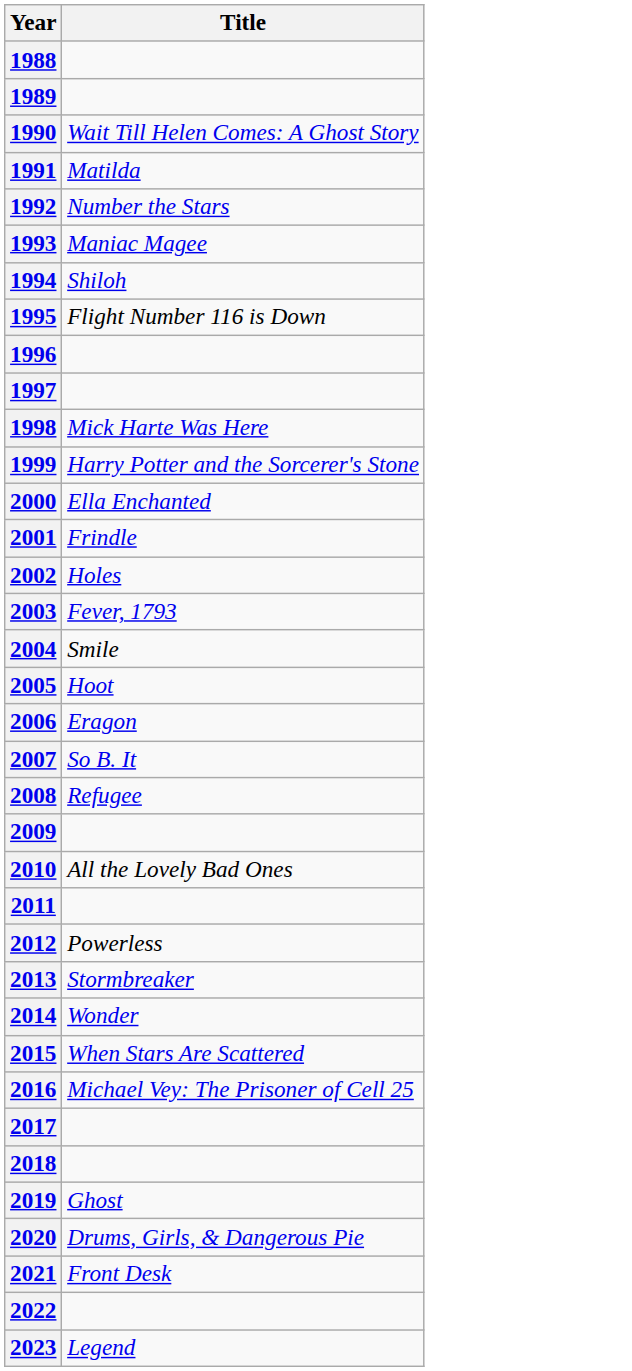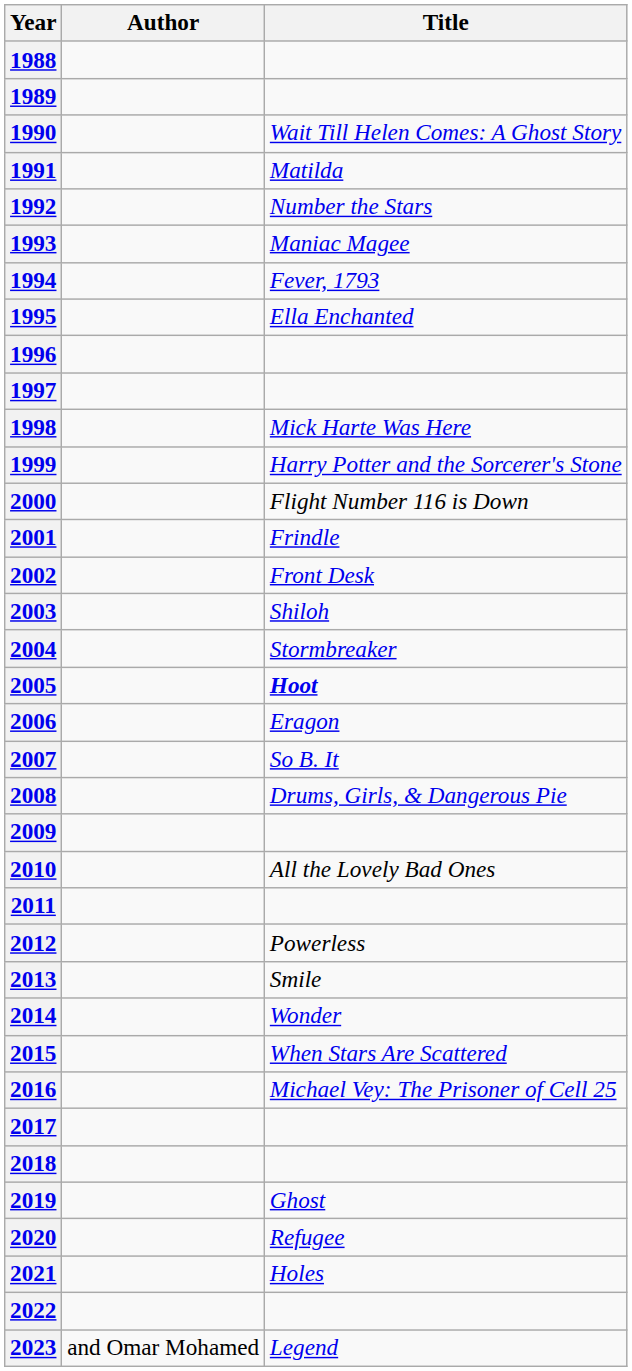+ column: (163, 22)
(97, 280) Shiloh -> (325, 280) Fever, 1793
(196, 317) Flight Number 116 is Down -> (342, 317) Ella Enchanted
(139, 501) Ella Enchanted -> (399, 501) Flight Number 116 is Down
(94, 574) Holes -> (322, 574) Front Desk
(122, 611) Fever, 1793 -> (299, 611) Shiloh
(93, 648) Smile -> (333, 648) Stormbreaker
(90, 685) normal -> (294, 685) bold
(105, 795) Refugee -> (418, 795) Drums, Girls, & Dangerous Pie
(131, 979) Stormbreaker -> (296, 979) Smile
(216, 1237) Drums, Girls, & Dangerous Pie -> (307, 1237) Refugee
(119, 1273) Front Desk -> (297, 1273) Holes
